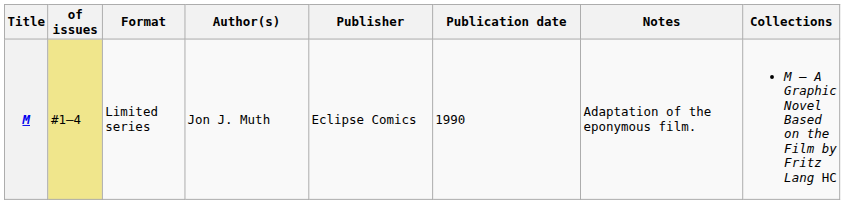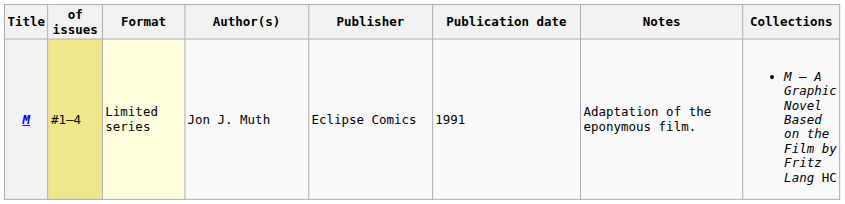(132, 119) no background -> (132, 119) lightyellow background
(450, 119) 1990 -> (450, 119) 1991
